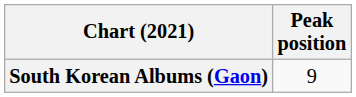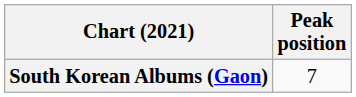(312, 75) 9 -> (312, 75) 7
